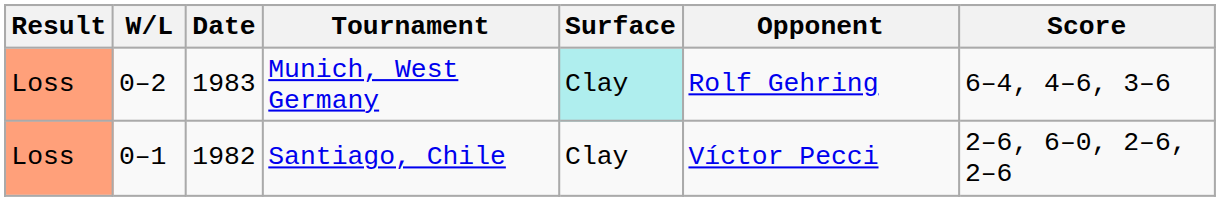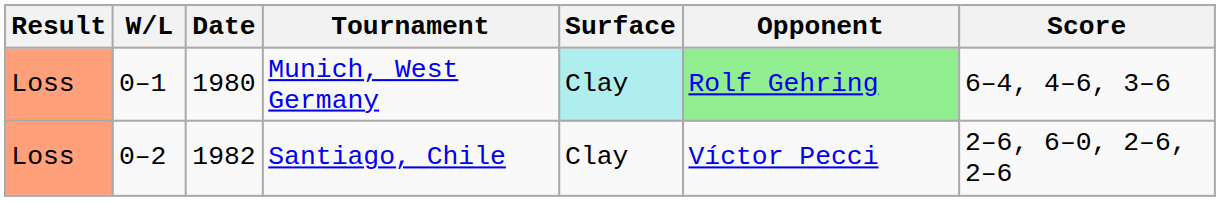(143, 85) 0–2 -> (143, 85) 0–1
(224, 85) 1983 -> (224, 85) 1980
(783, 85) no background -> (783, 85) lightgreen background
(143, 158) 0–1 -> (143, 158) 0–2
